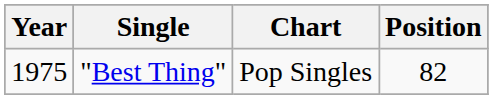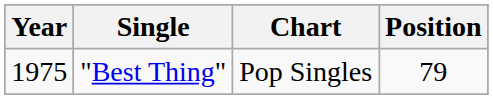(433, 71) 82 -> (433, 71) 79
